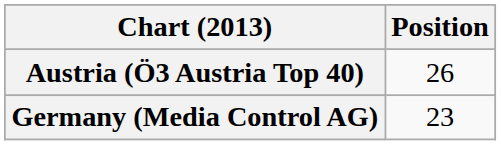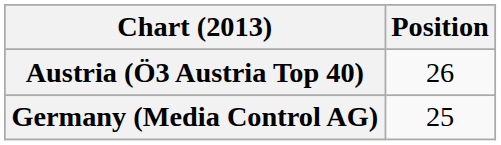(440, 116) 23 -> (440, 116) 25
